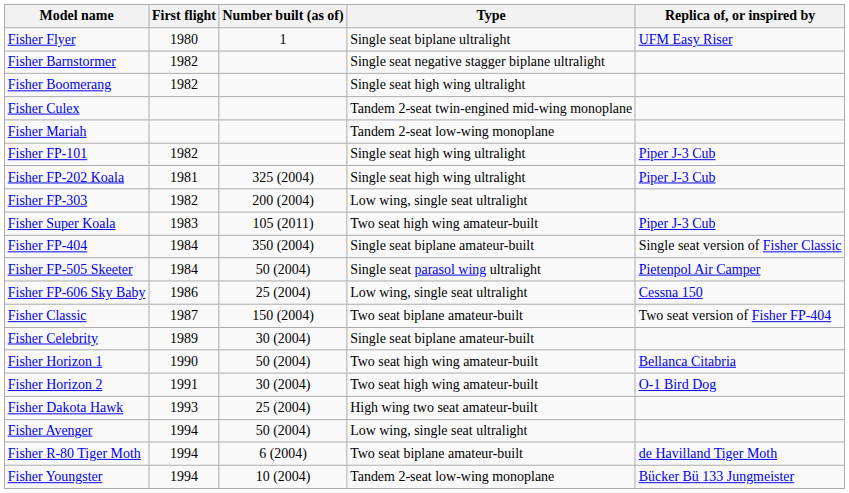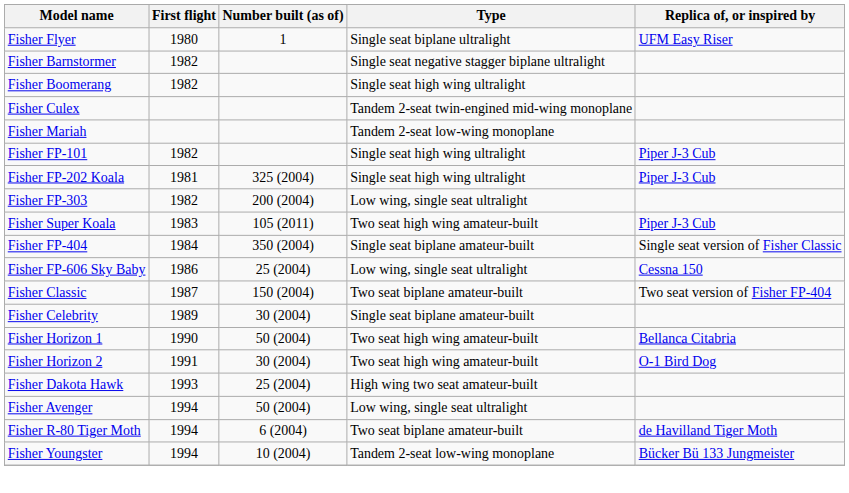- row: (70, 269)
